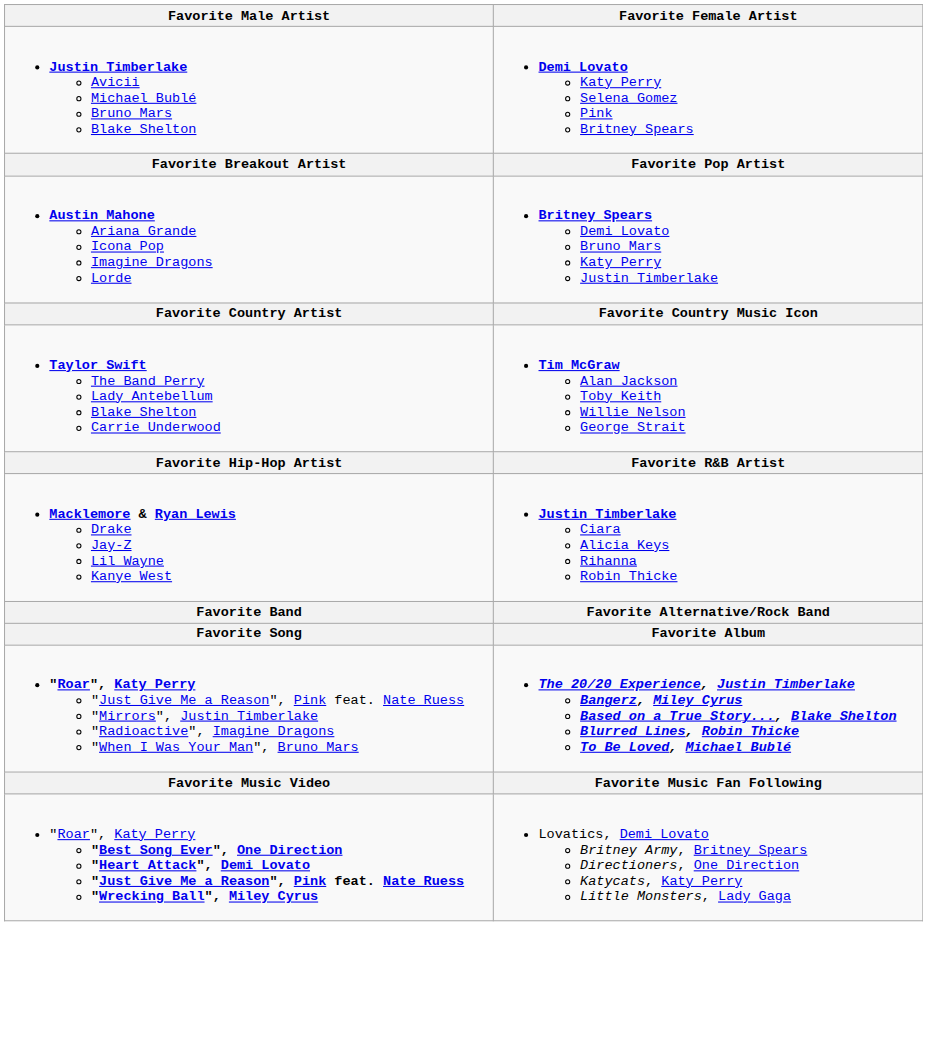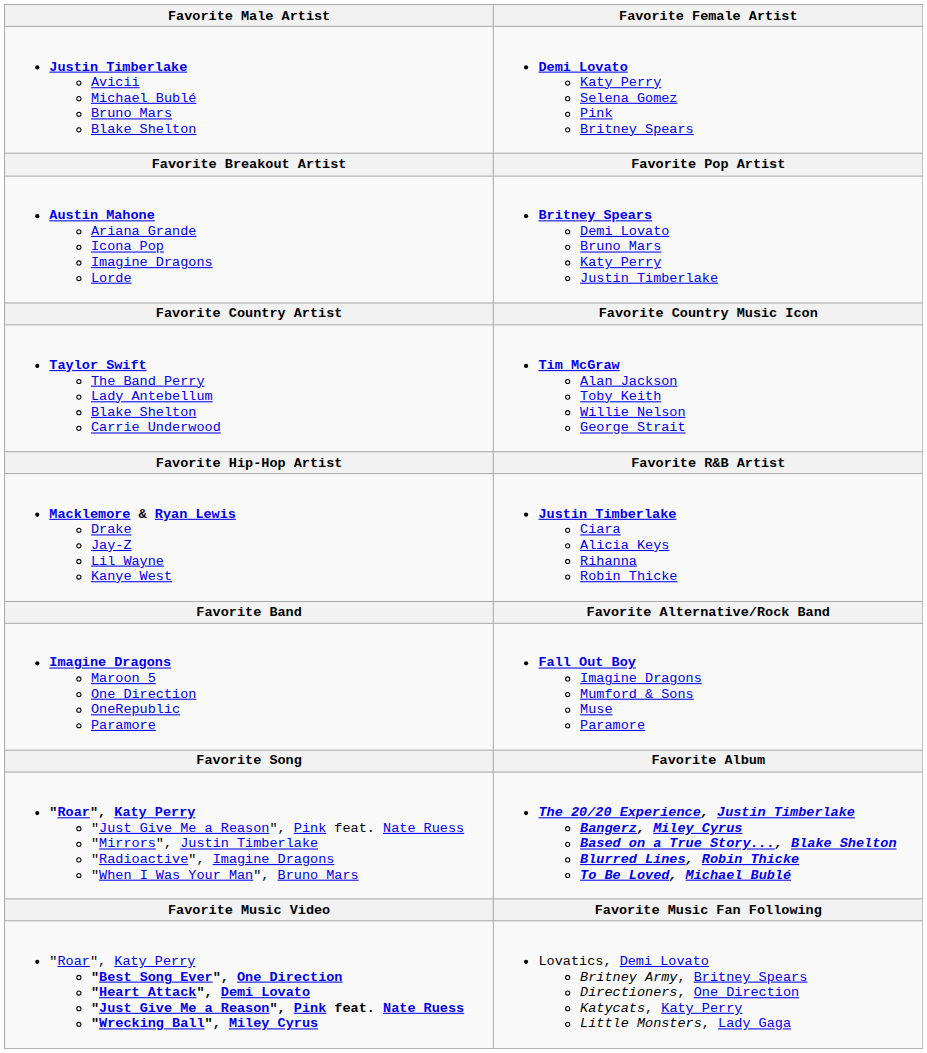+ row: (249, 694)
